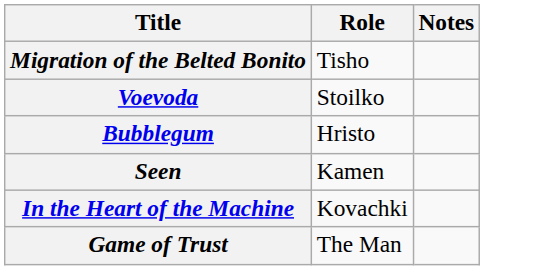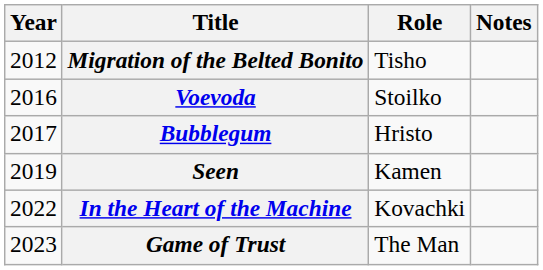+ column: (33, 23)
